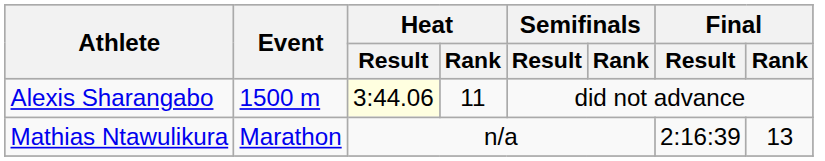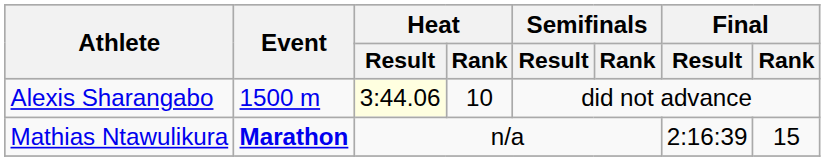(473, 99) 11 -> (480, 99) 10
(291, 137) normal -> (294, 137) bold
(780, 137) 13 -> (786, 137) 15
